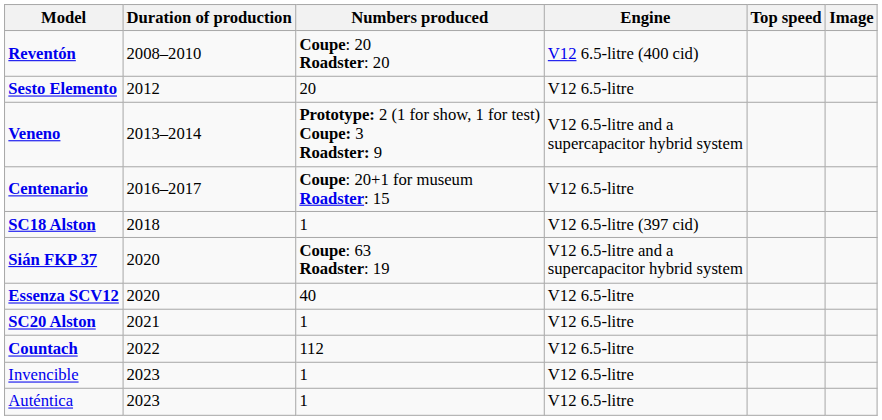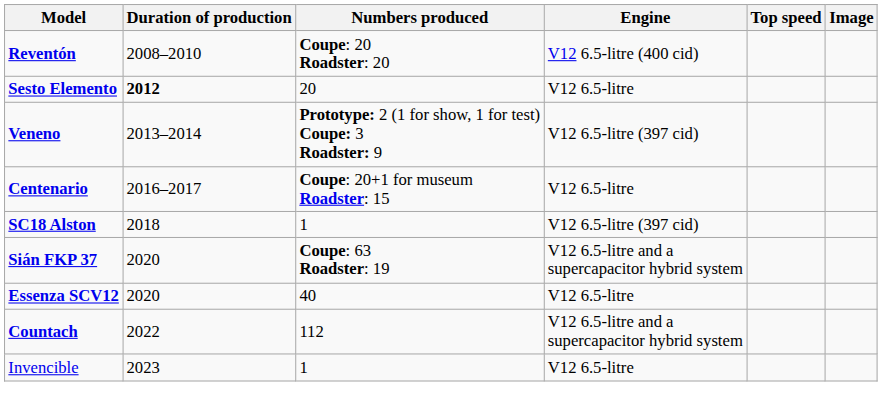(143, 89) normal -> (143, 89) bold
(645, 134) V12 6.5-litre and a supercapacitor hybrid system -> (623, 134) V12 6.5-litre (397 cid)
- row: (52, 322)
(591, 348) V12 6.5-litre -> (645, 331) V12 6.5-litre and a supercapacitor hybrid system
- row: (41, 401)
